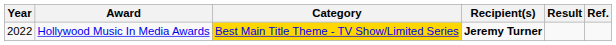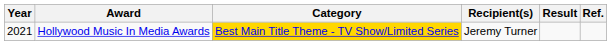(20, 31) 2022 -> (20, 31) 2021
(503, 31) bold -> (501, 31) normal
